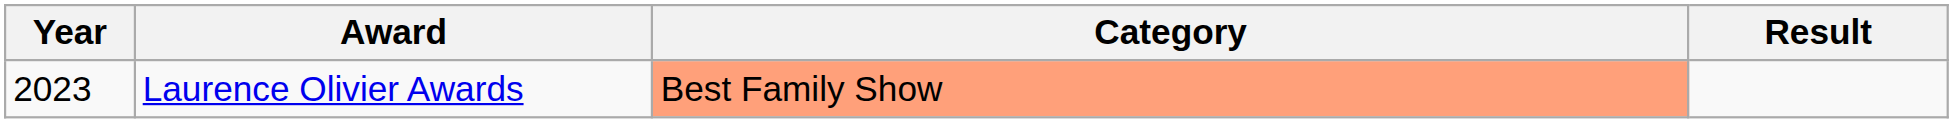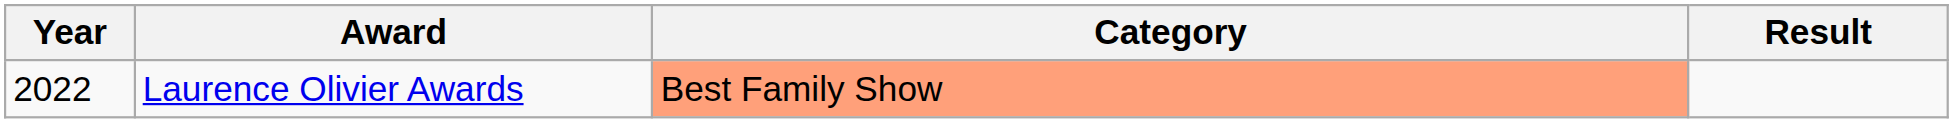(52, 88) 2023 -> (52, 88) 2022
